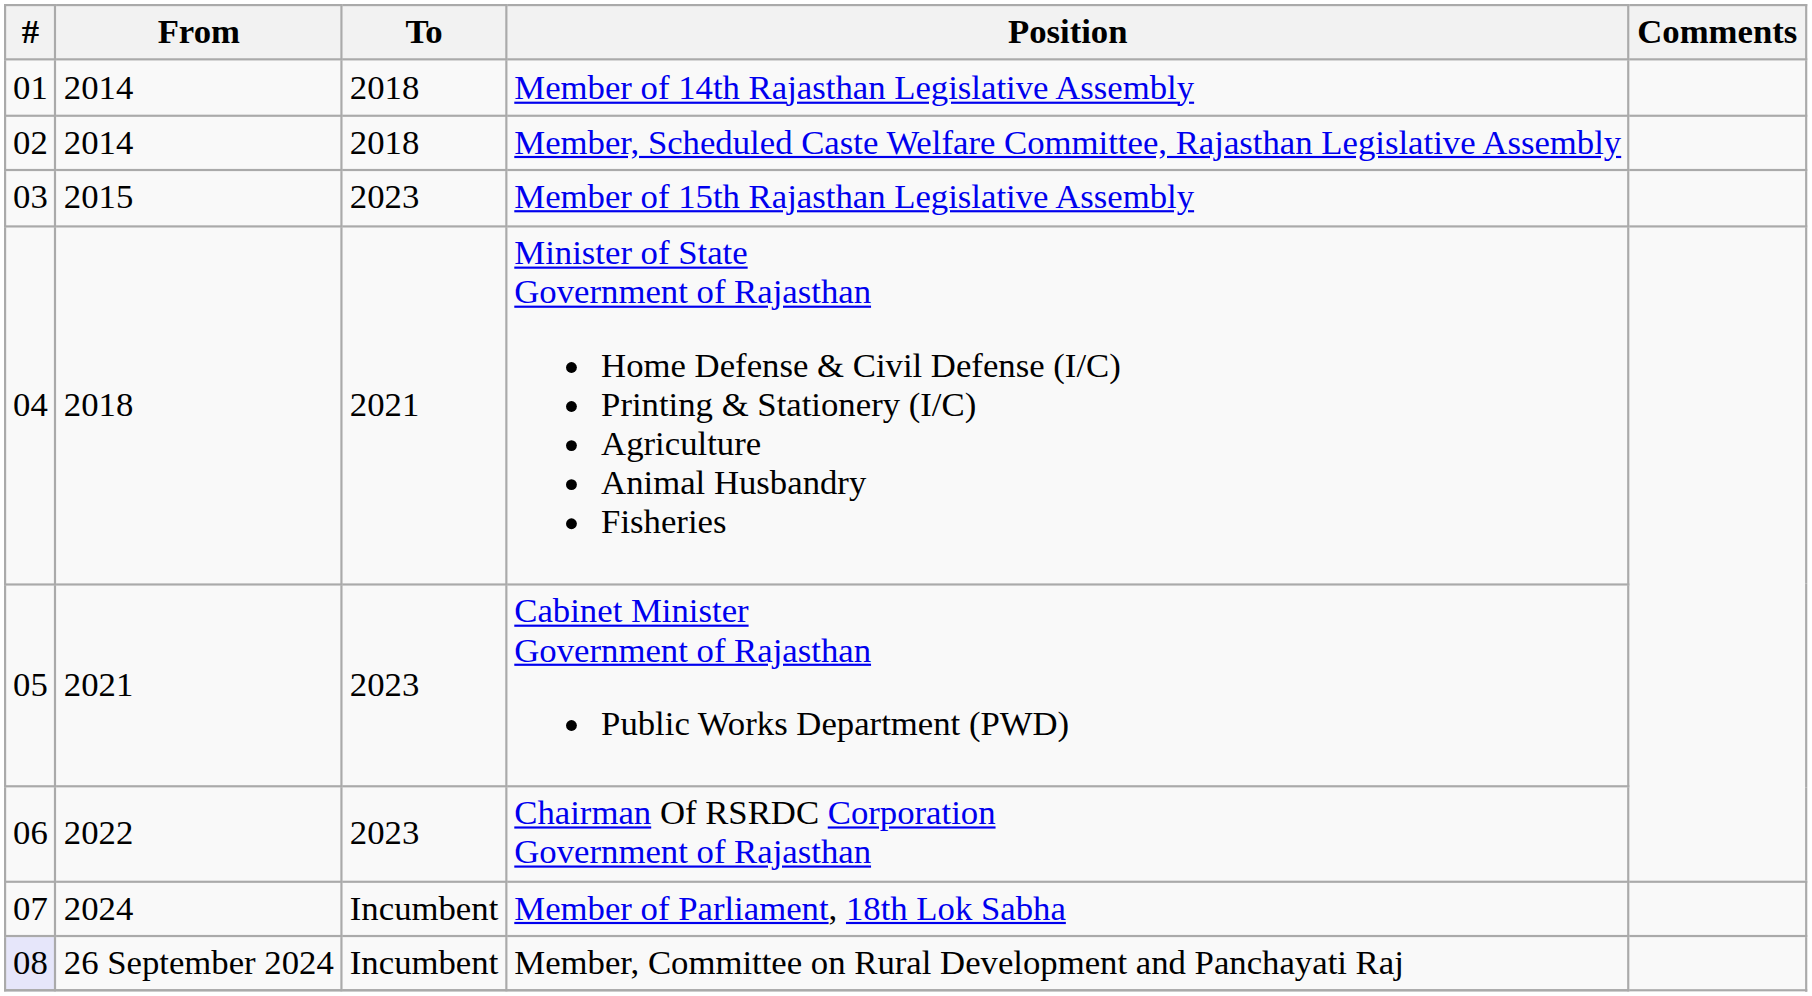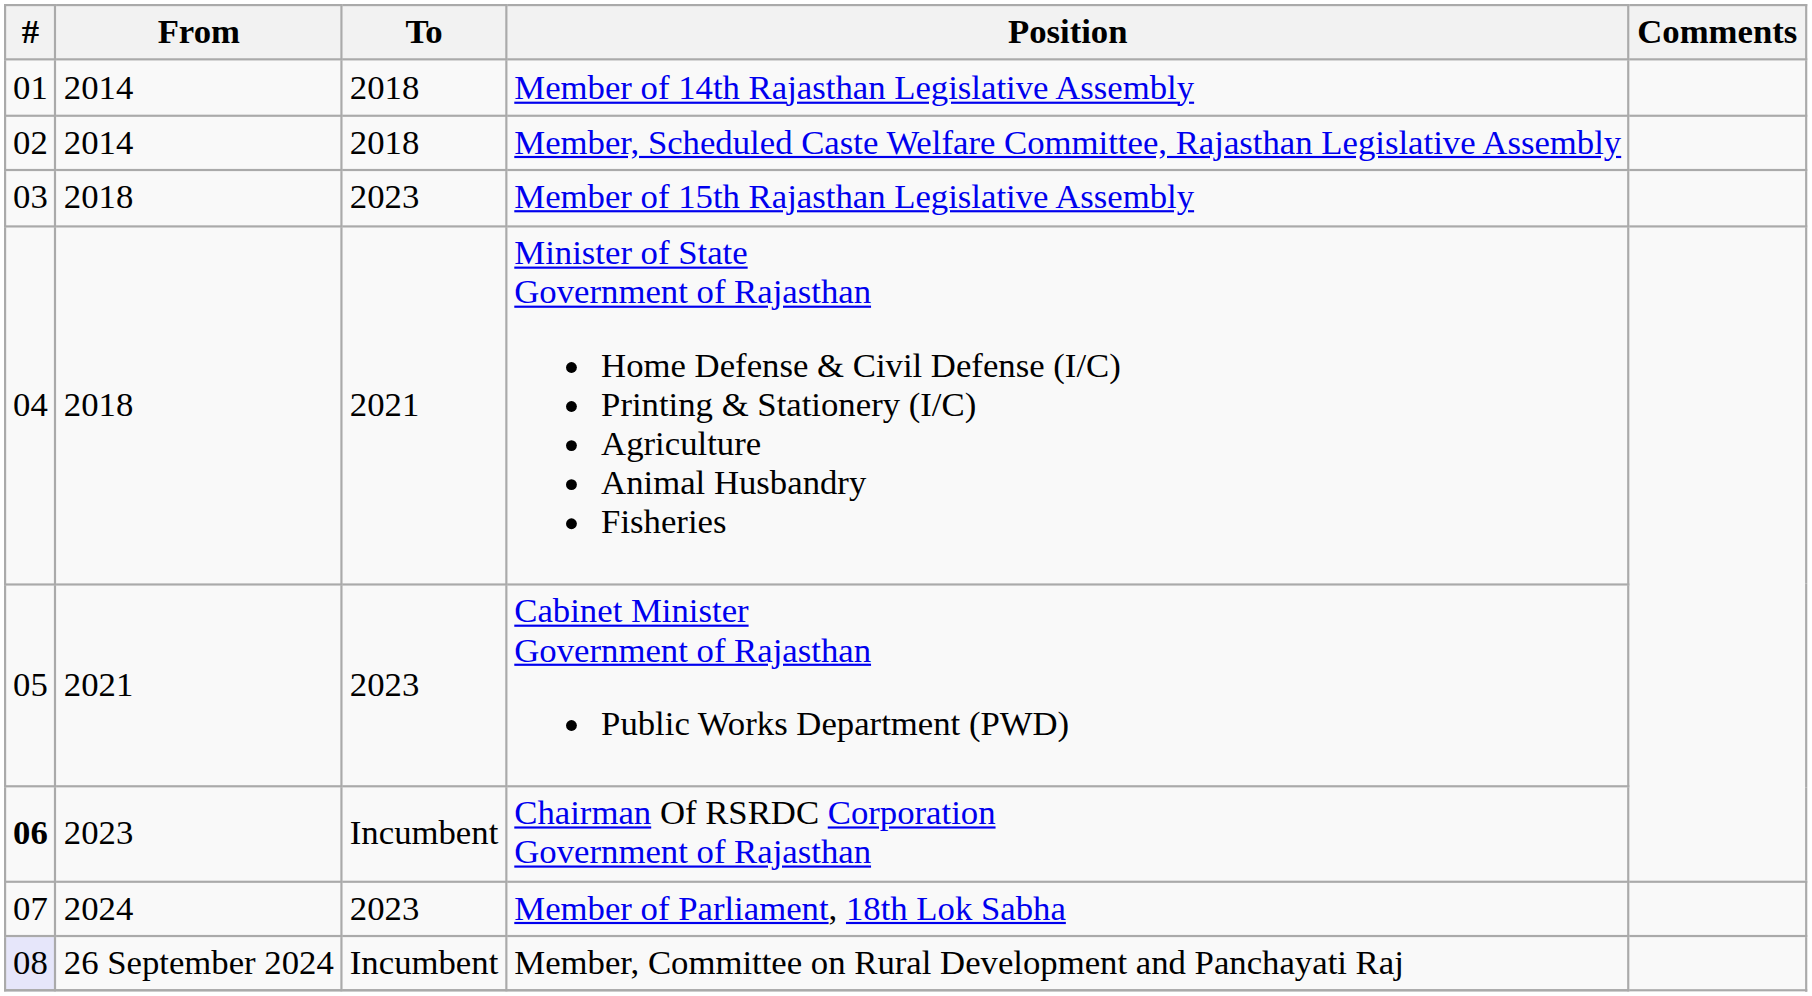(99, 197) 2015 -> (99, 197) 2018
(30, 833) normal -> (30, 833) bold
(99, 833) 2022 -> (99, 833) 2023
(385, 833) 2023 -> (424, 833) Incumbent
(424, 907) Incumbent -> (385, 907) 2023
